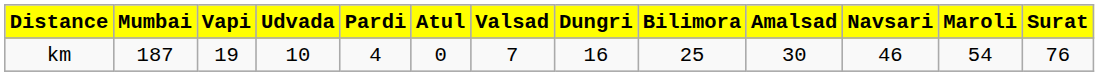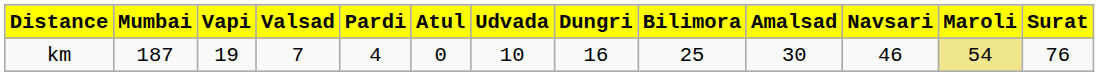columns swapped: (298, 22) <-> (512, 22)
(980, 55) no background -> (980, 55) khaki background
